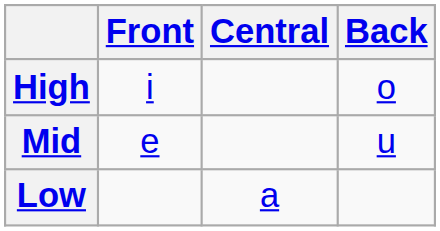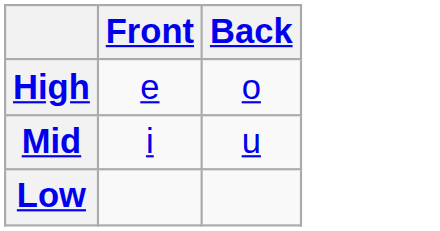- column: (270, 31)
(150, 86) i -> (150, 86) e
(150, 141) e -> (150, 141) i
